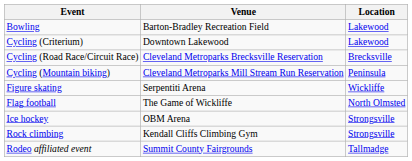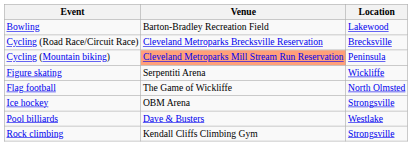- row: (45, 42)
(243, 73) no background -> (243, 57) lightsalmon background
+ row: (32, 118)
- row: (49, 149)
